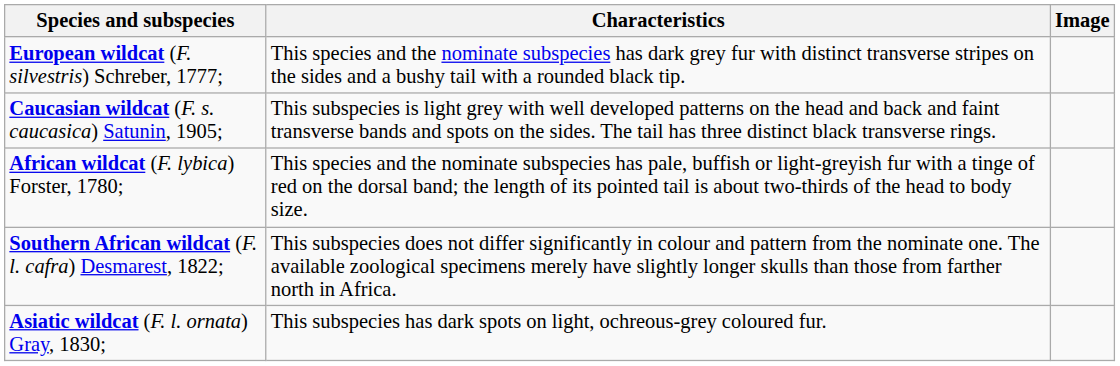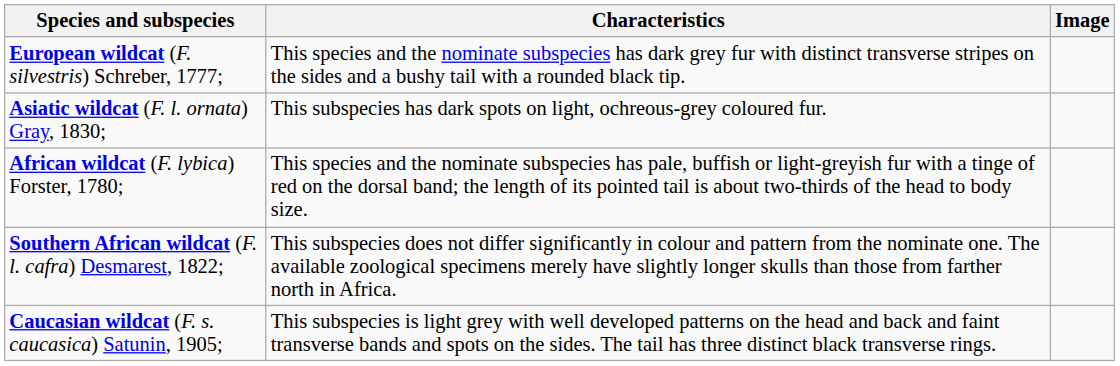rows swapped: (116, 120) <-> (129, 332)
